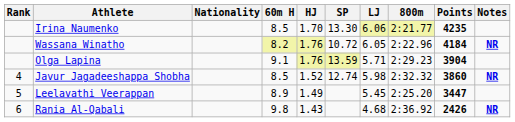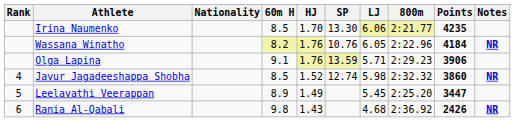(343, 45) 10.72 -> (343, 45) 10.76
(455, 61) 3904 -> (455, 61) 3906
